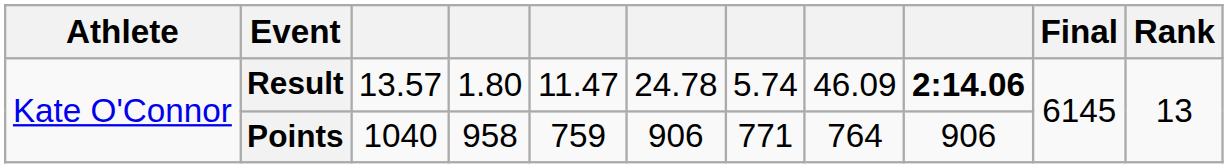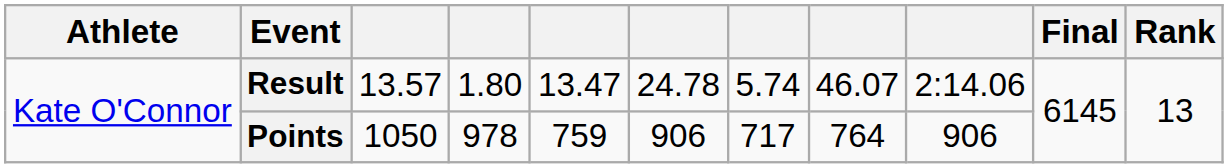(578, 84) 11.47 -> (579, 84) 13.47
(855, 84) 46.09 -> (857, 84) 46.07
(968, 84) bold -> (970, 84) normal
(400, 137) 1040 -> (400, 137) 1050
(490, 137) 958 -> (490, 137) 978
(765, 137) 771 -> (768, 137) 717
